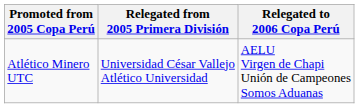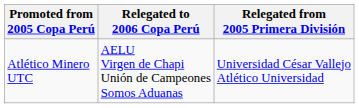columns swapped: (168, 21) <-> (296, 21)
